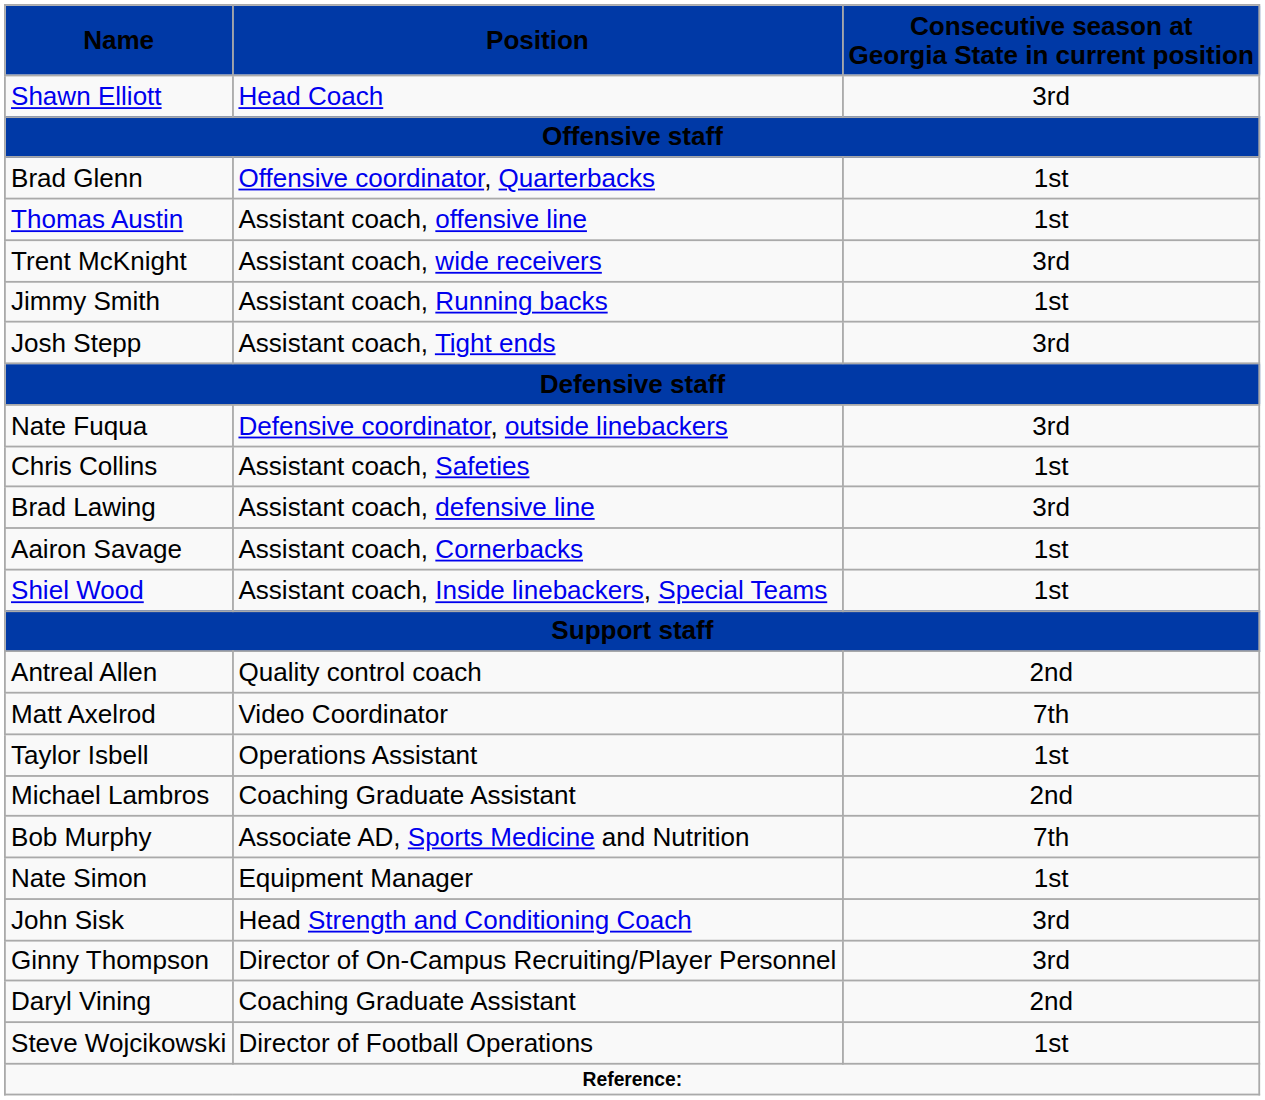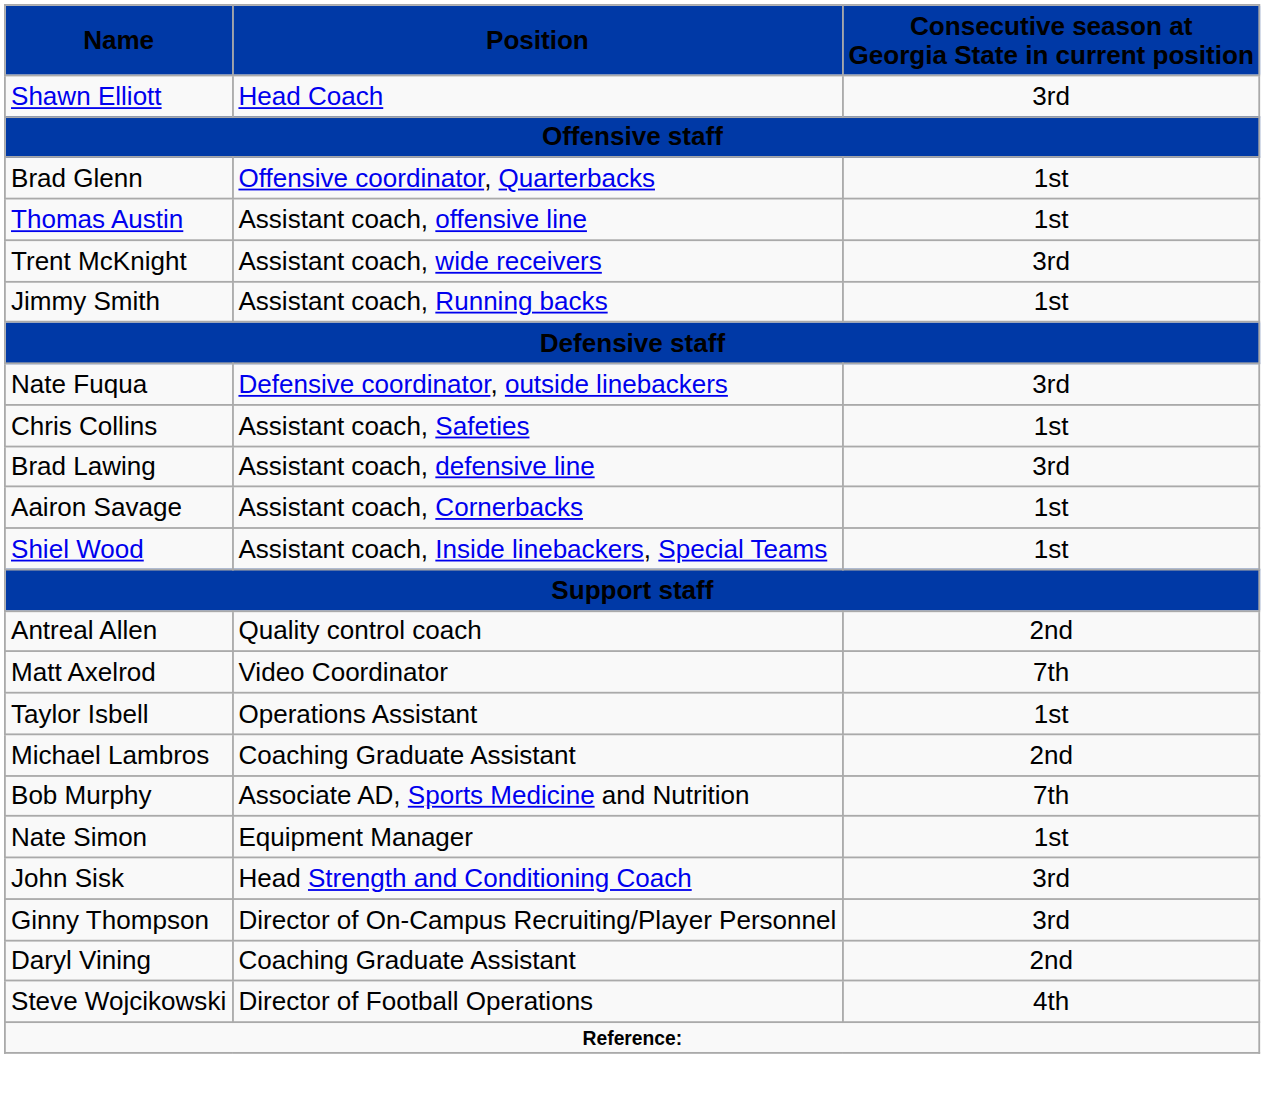- row: (76, 343)
(1051, 1043) 1st -> (1051, 1002) 4th
